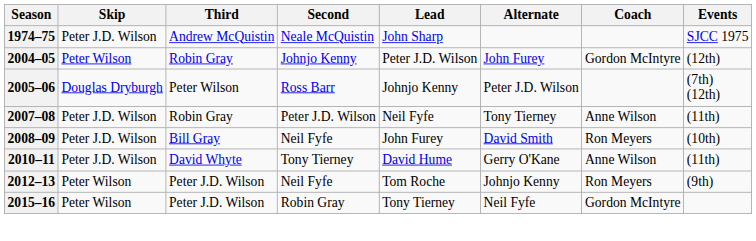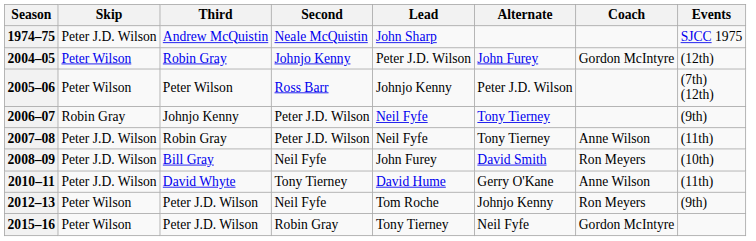(112, 87) Douglas Dryburgh -> (96, 87) Peter Wilson
+ row: (31, 116)
